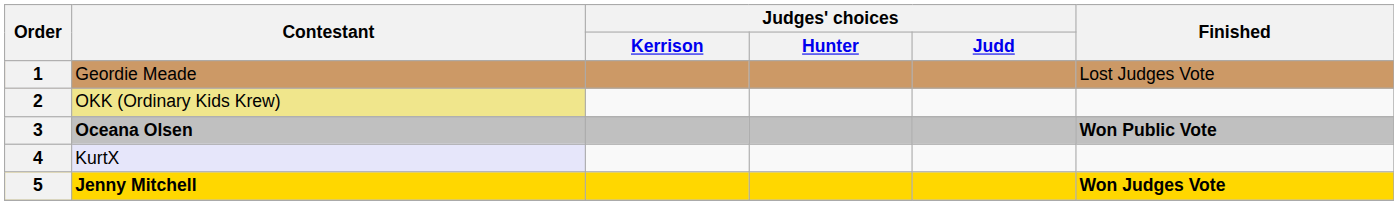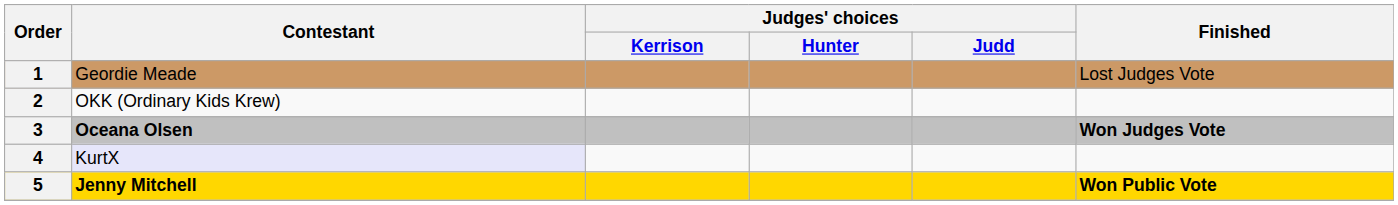(178, 102) khaki background -> (178, 102) no background
(1148, 130) Won Public Vote -> (1152, 130) Won Judges Vote
(1152, 185) Won Judges Vote -> (1148, 185) Won Public Vote
